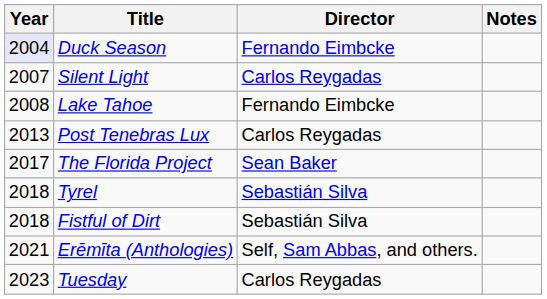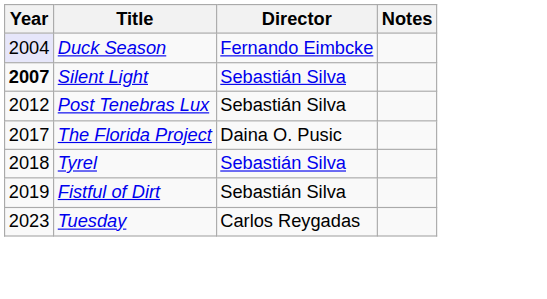(29, 76) normal -> (29, 76) bold
(312, 76) Carlos Reygadas -> (283, 76) Sebastián Silva
- row: (105, 105)
(29, 134) 2013 -> (29, 105) 2012
(312, 134) Carlos Reygadas -> (283, 105) Sebastián Silva
(289, 163) Sean Baker -> (281, 134) Daina O. Pusic
(29, 221) 2018 -> (29, 192) 2019
- row: (145, 250)
